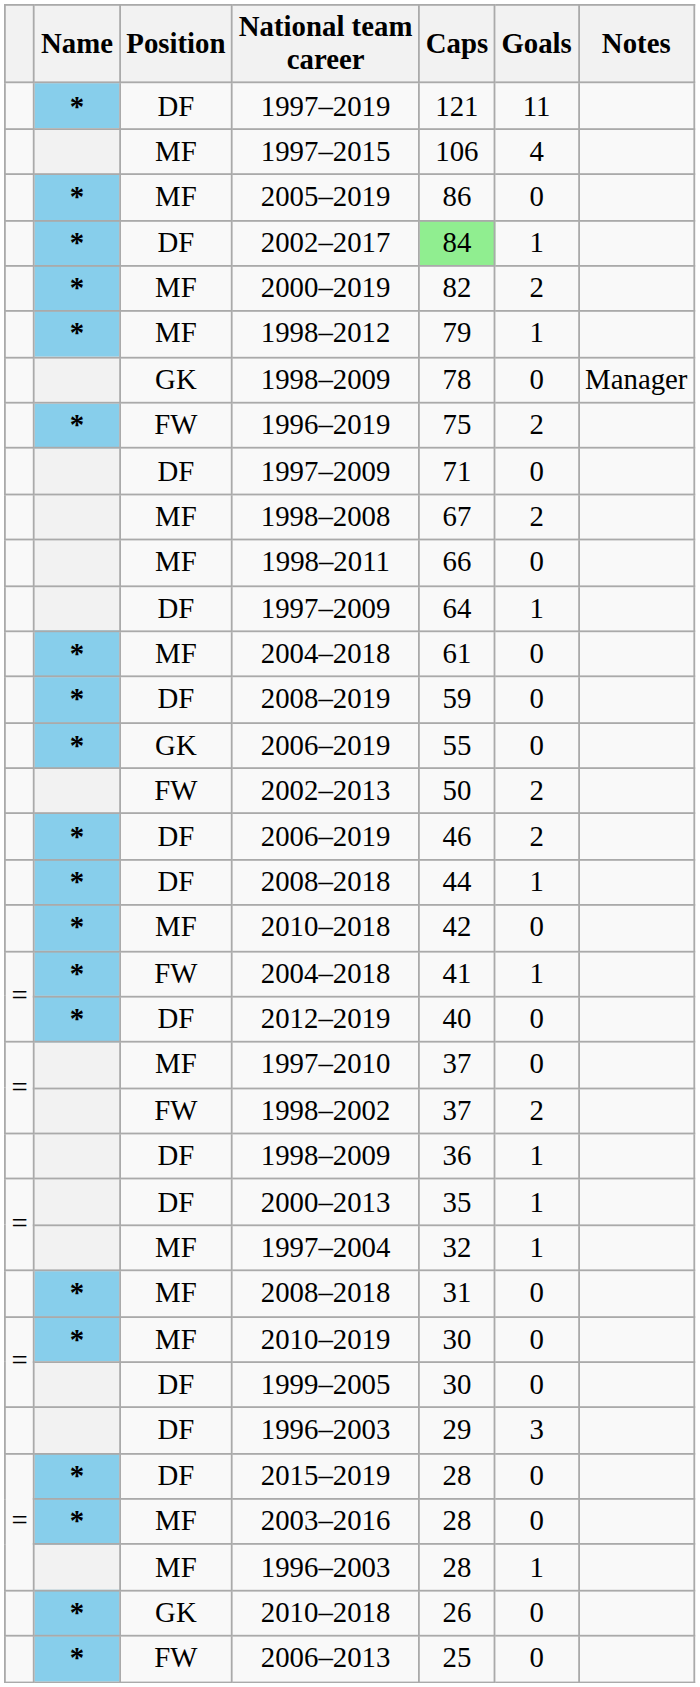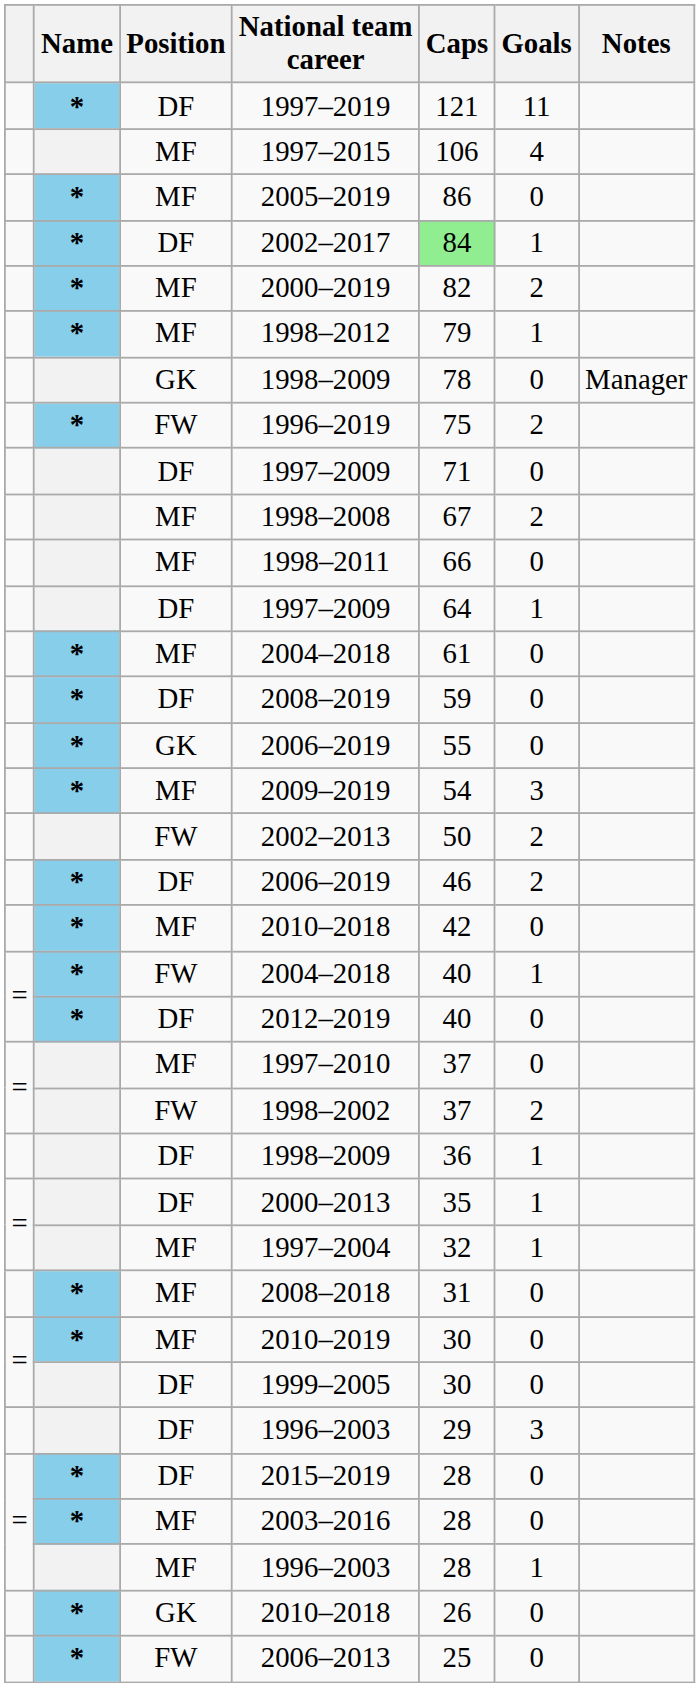+ row: (176, 790)
- row: (176, 881)
(457, 973) 41 -> (457, 973) 40
